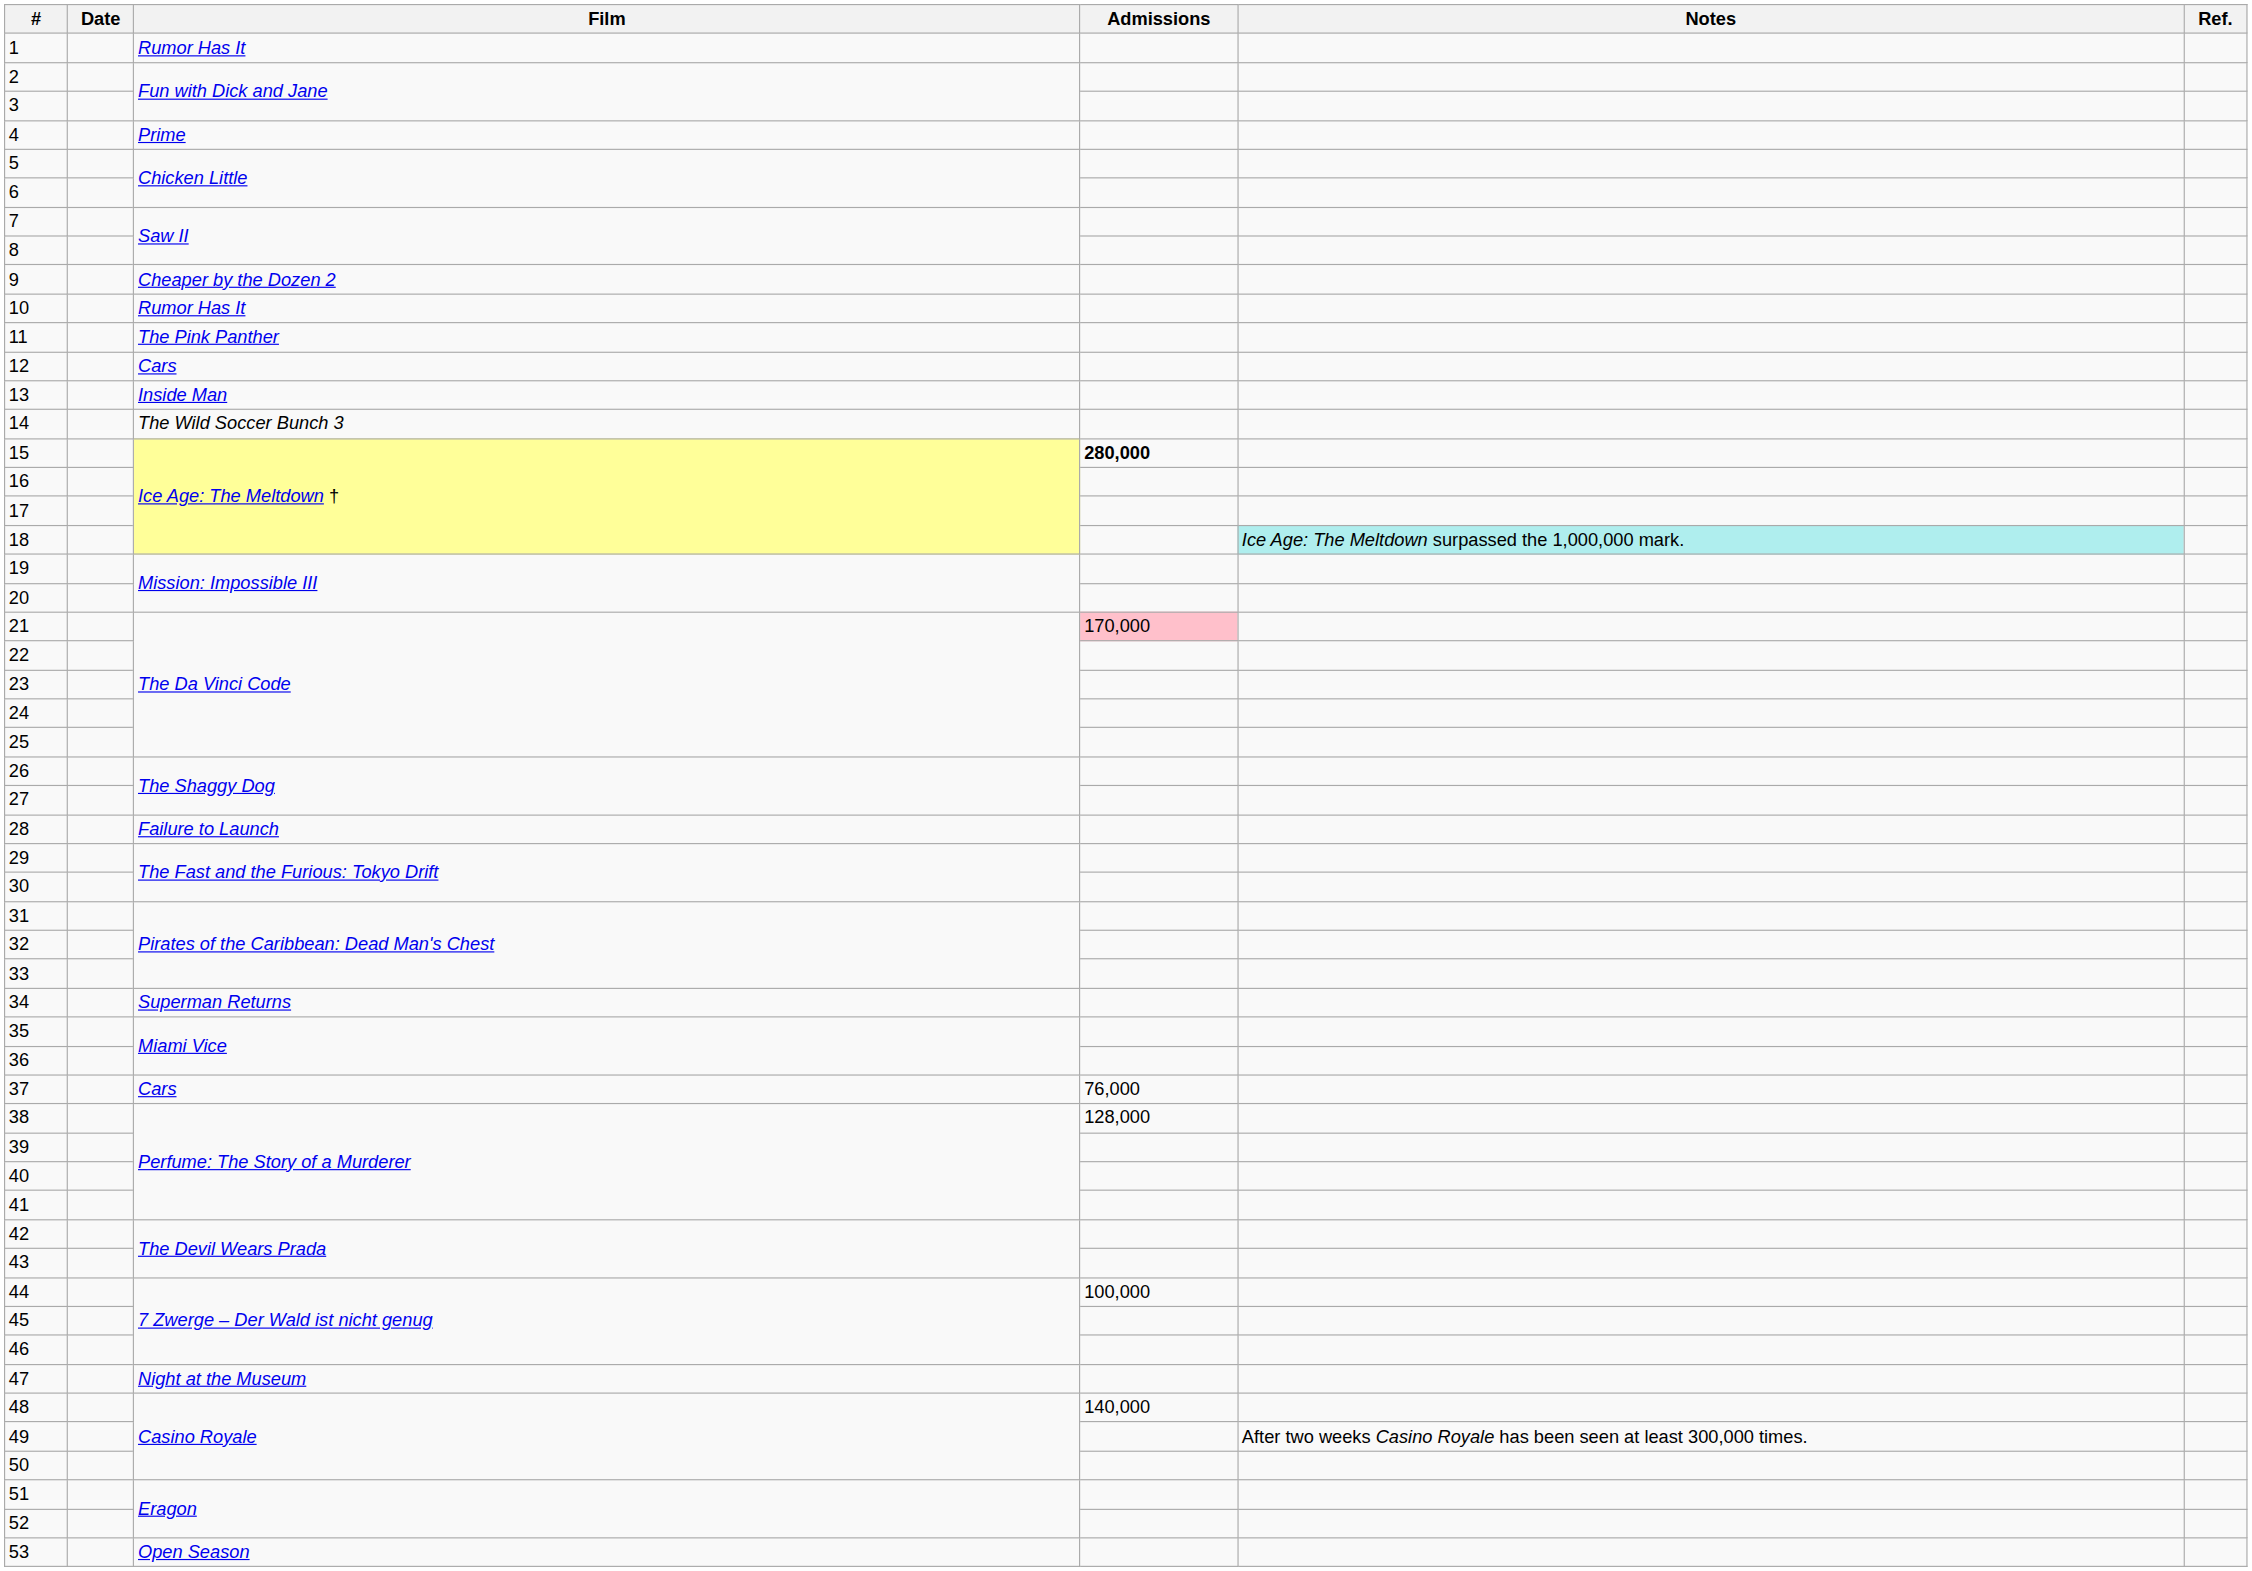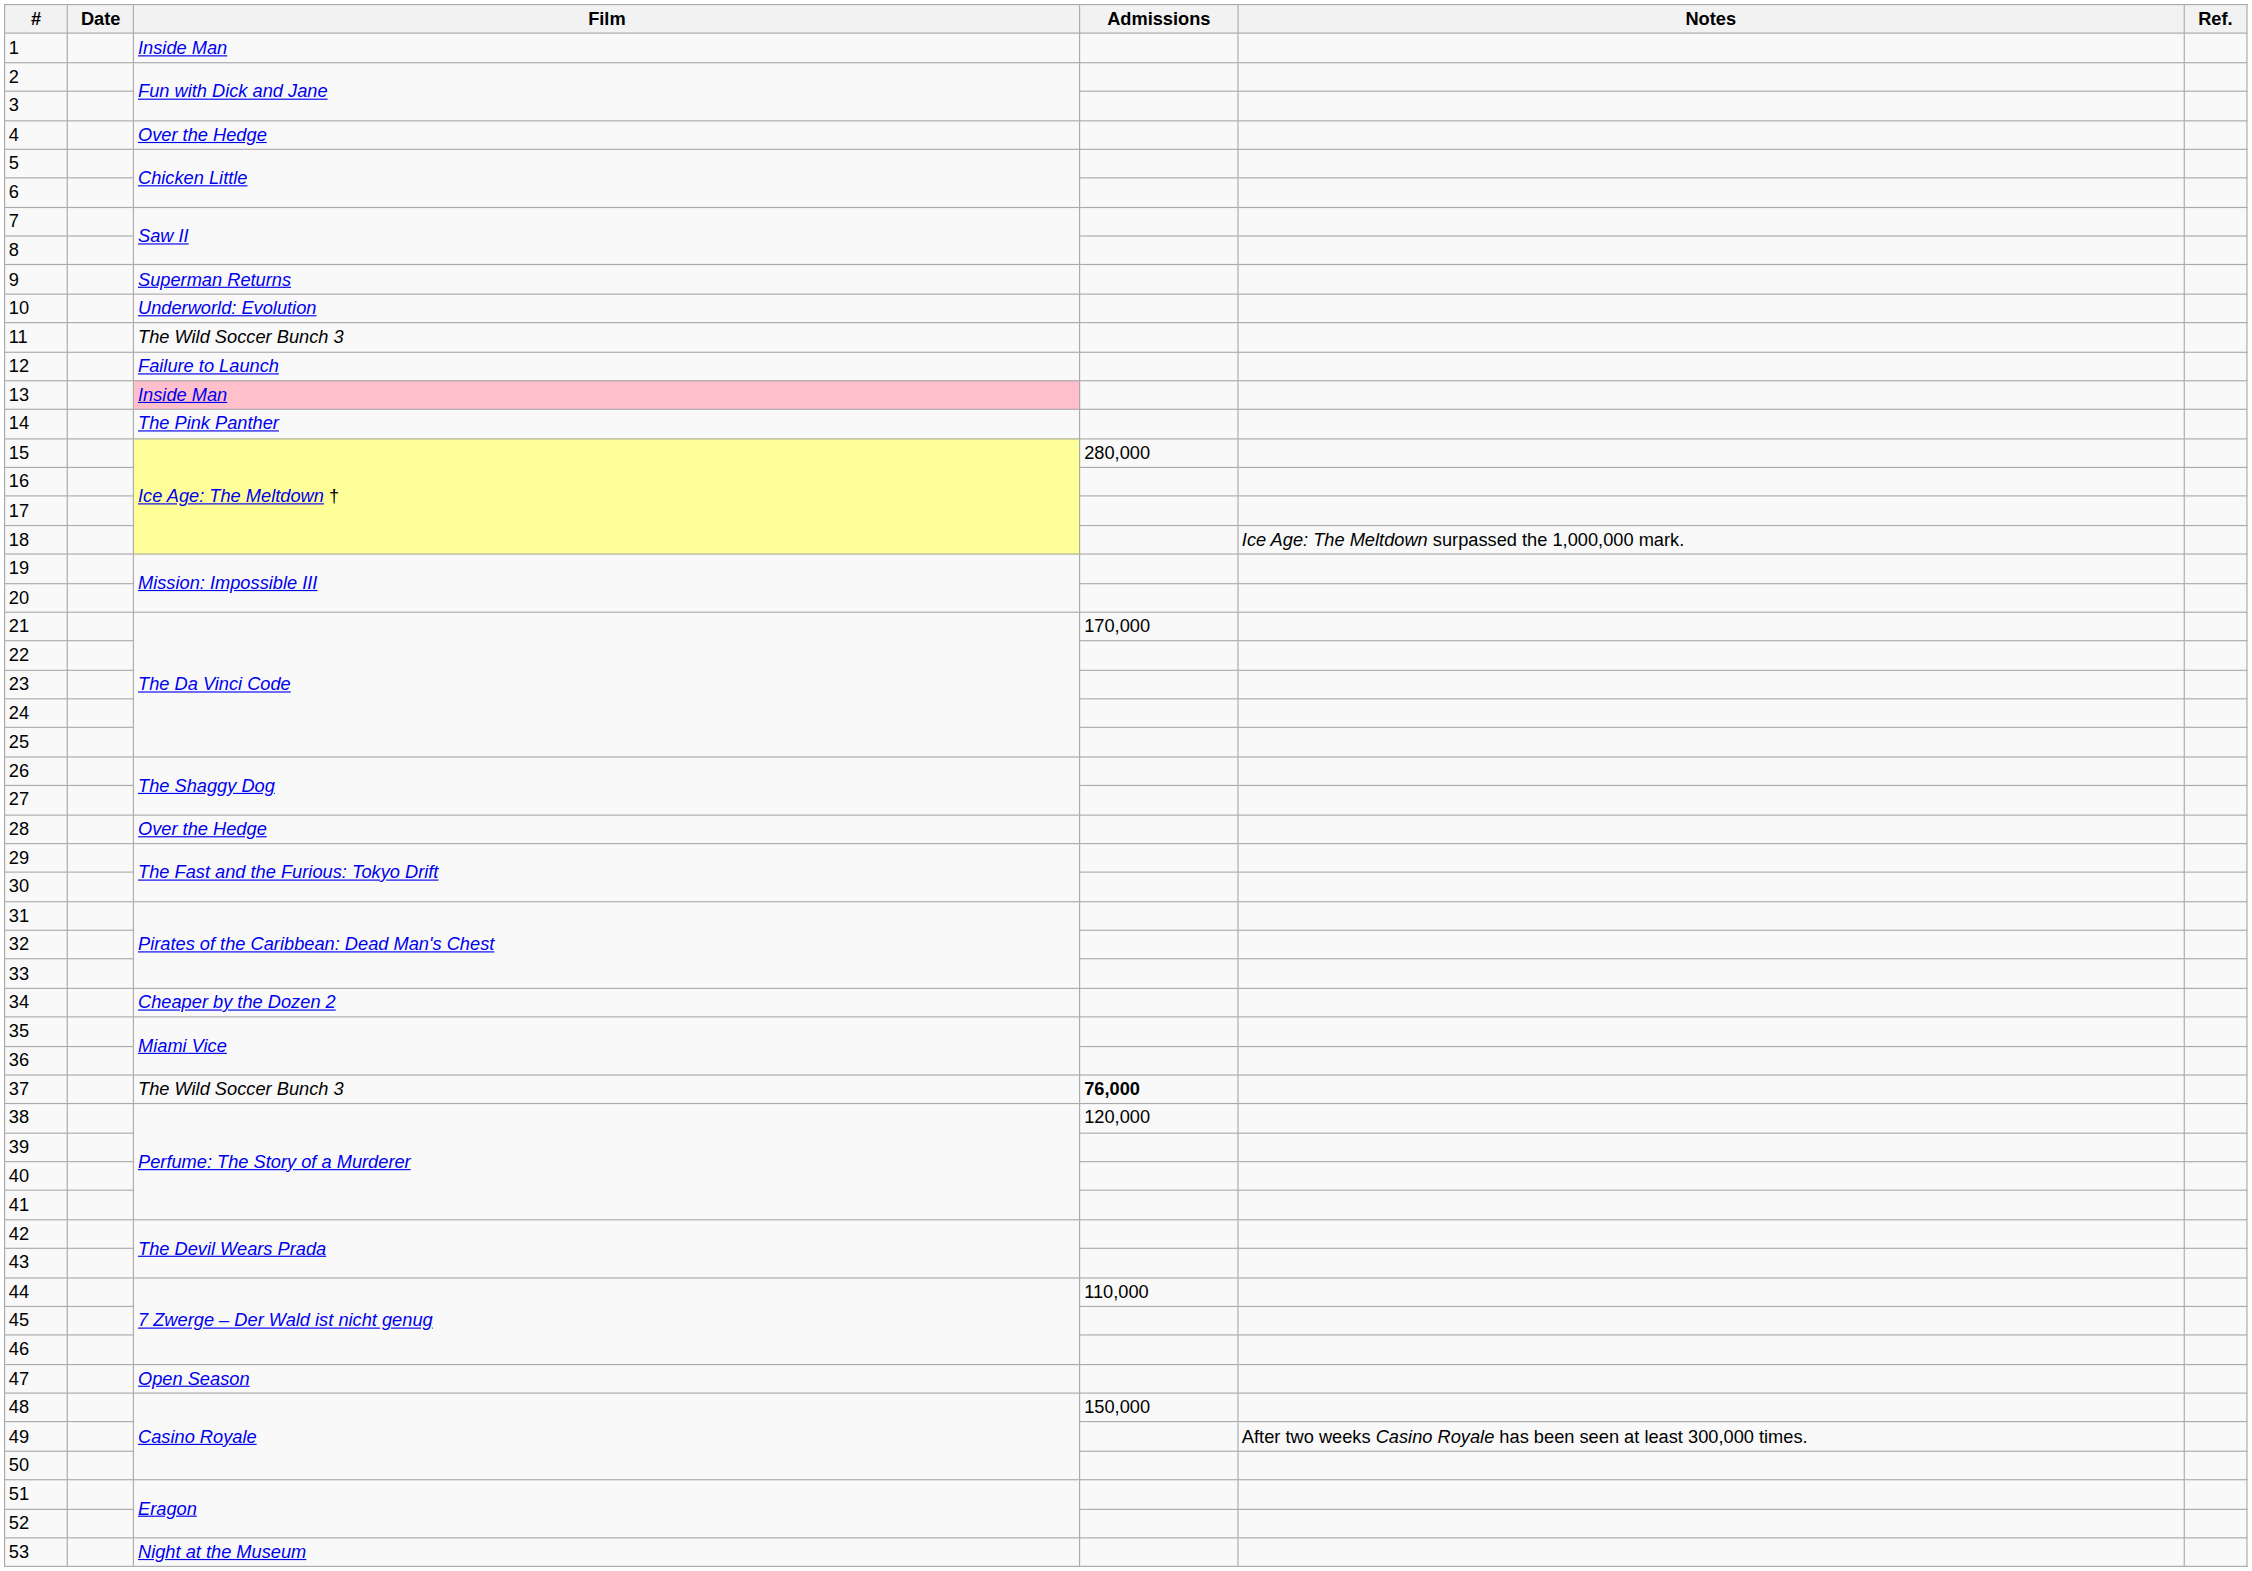(192, 47) Rumor Has It -> (183, 47) Inside Man
(162, 134) Prime -> (202, 134) Over the Hedge
(237, 279) Cheaper by the Dozen 2 -> (215, 279) Superman Returns
(192, 308) Rumor Has It -> (227, 308) Underworld: Evolution
(208, 337) The Pink Panther -> (241, 337) The Wild Soccer Bunch 3
(157, 366) Cars -> (208, 366) Failure to Launch
(183, 395) no background -> (183, 395) pink background
(241, 423) The Wild Soccer Bunch 3 -> (208, 423) The Pink Panther
(1117, 452) bold -> (1117, 452) normal
(1463, 539) paleturquoise background -> (1463, 539) no background
(1117, 626) pink background -> (1117, 626) no background
(208, 828) Failure to Launch -> (202, 828) Over the Hedge
(215, 1002) Superman Returns -> (237, 1002) Cheaper by the Dozen 2
(157, 1089) Cars -> (241, 1089) The Wild Soccer Bunch 3
(1112, 1089) normal -> (1112, 1089) bold
(1117, 1118) 128,000 -> (1117, 1118) 120,000
(1117, 1291) 100,000 -> (1116, 1291) 110,000
(222, 1378) Night at the Museum -> (194, 1378) Open Season
(1117, 1407) 140,000 -> (1117, 1407) 150,000
(194, 1552) Open Season -> (222, 1552) Night at the Museum
